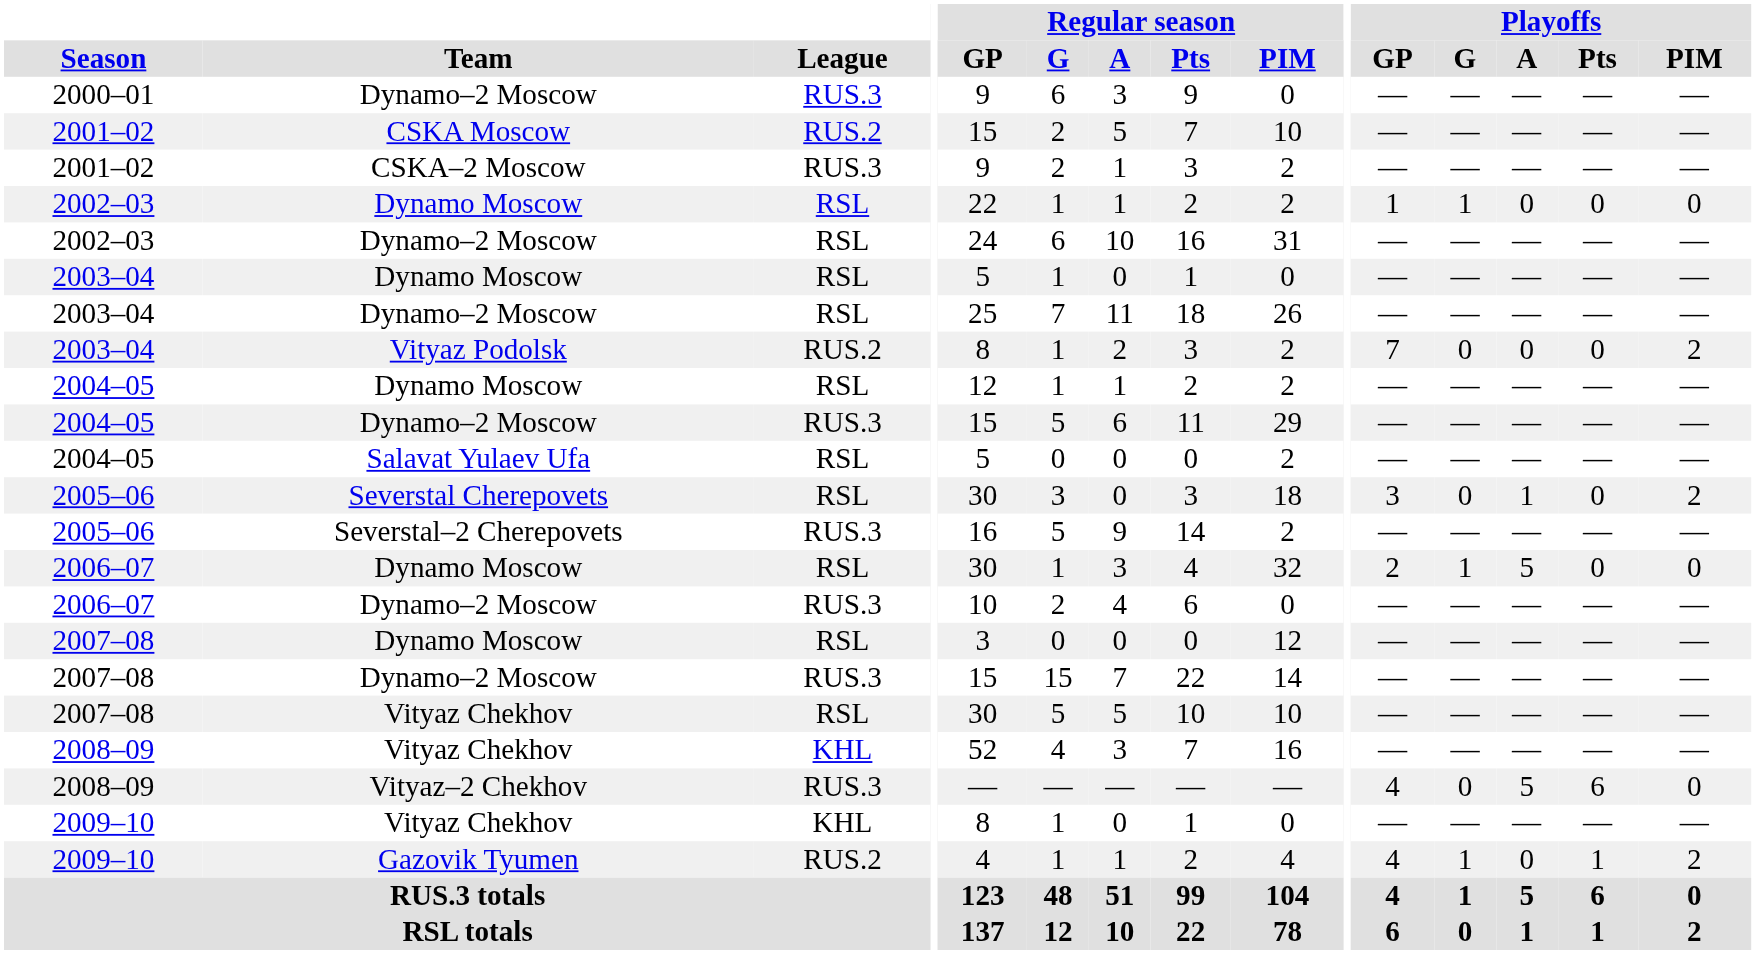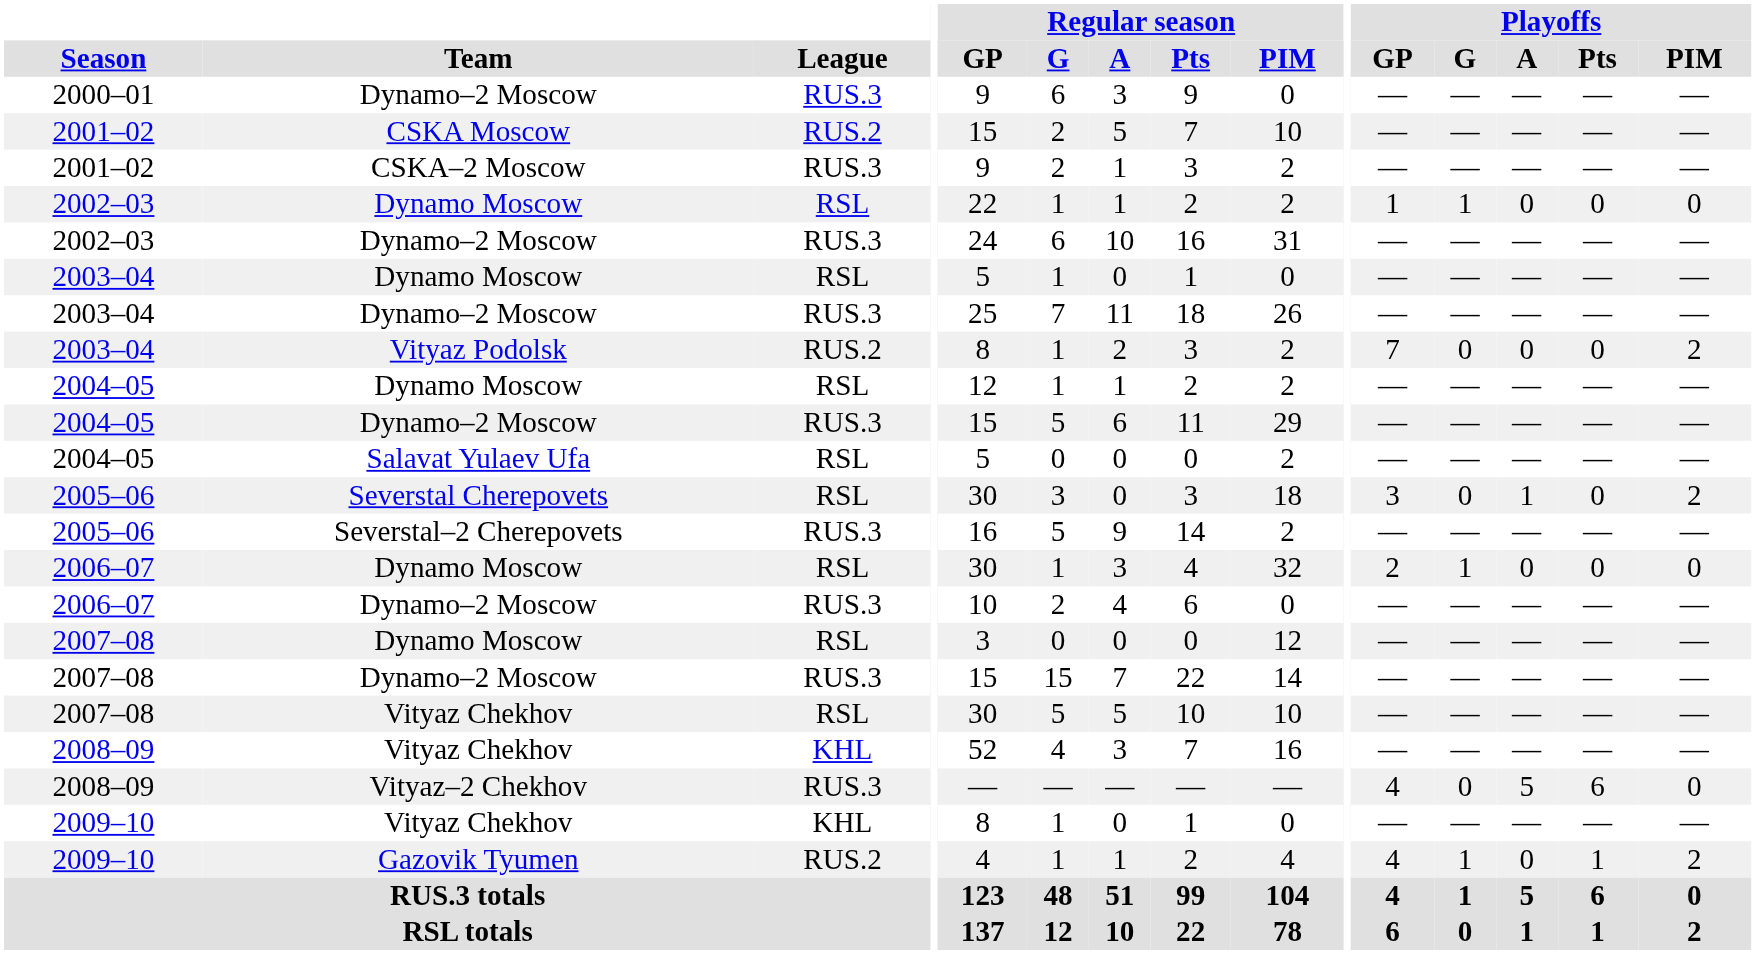(842, 240) RSL -> (842, 240) RUS.3
(842, 312) RSL -> (842, 312) RUS.3
(1527, 567) 5 -> (1527, 567) 0
